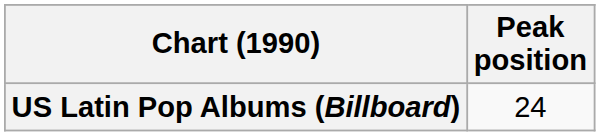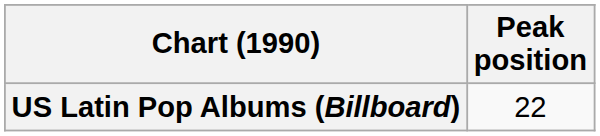(530, 106) 24 -> (530, 106) 22
